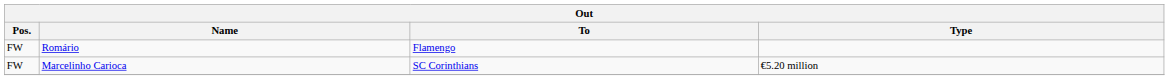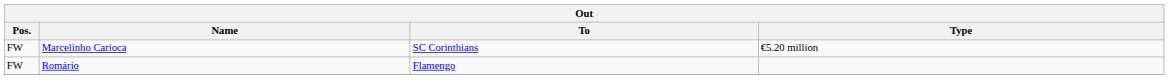rows swapped: (60, 48) <-> (84, 66)
